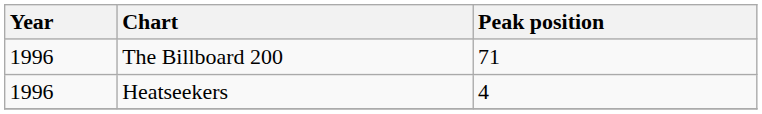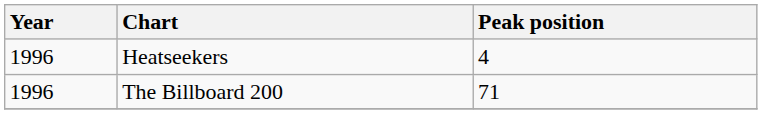rows swapped: (175, 91) <-> (203, 56)
